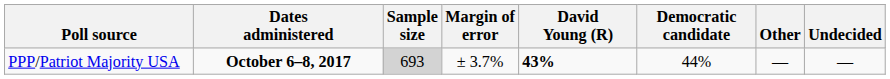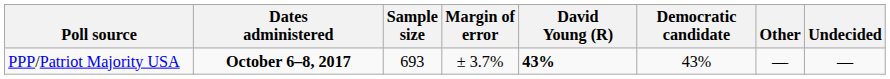(412, 61) lightgrey background -> (412, 61) no background
(696, 61) 44% -> (696, 61) 43%
